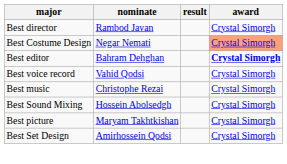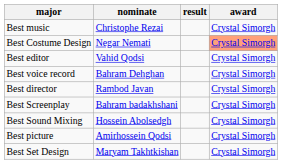rows swapped: (32, 27) <-> (28, 89)
(130, 58) Bahram Dehghan -> (120, 58) Vahid Qodsi
(246, 58) bold -> (243, 58) normal
(120, 74) Vahid Qodsi -> (130, 74) Bahram Dehghan
+ row: (38, 105)
(137, 120) Maryam Takhtkishan -> (133, 136) Amirhossein Qodsi
(133, 136) Amirhossein Qodsi -> (137, 151) Maryam Takhtkishan
